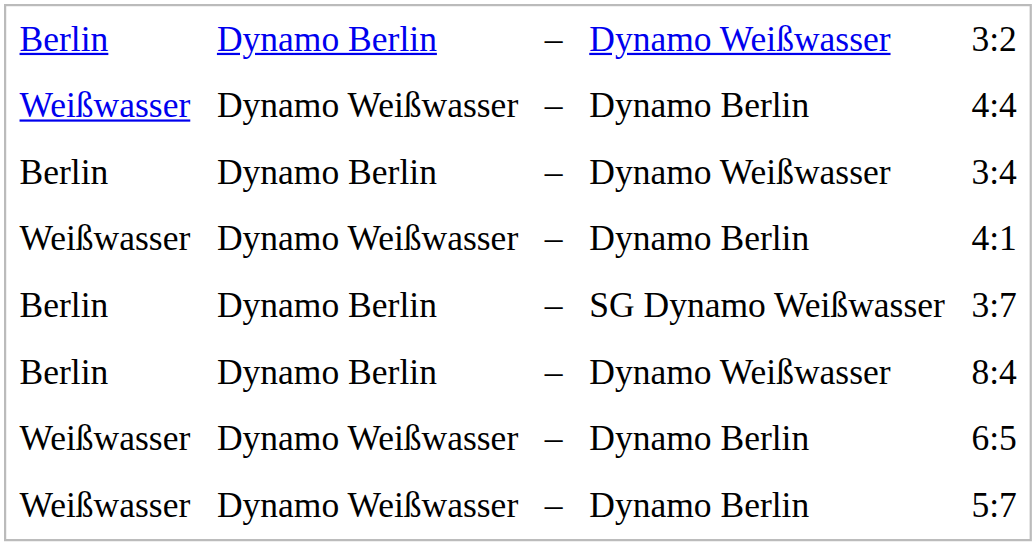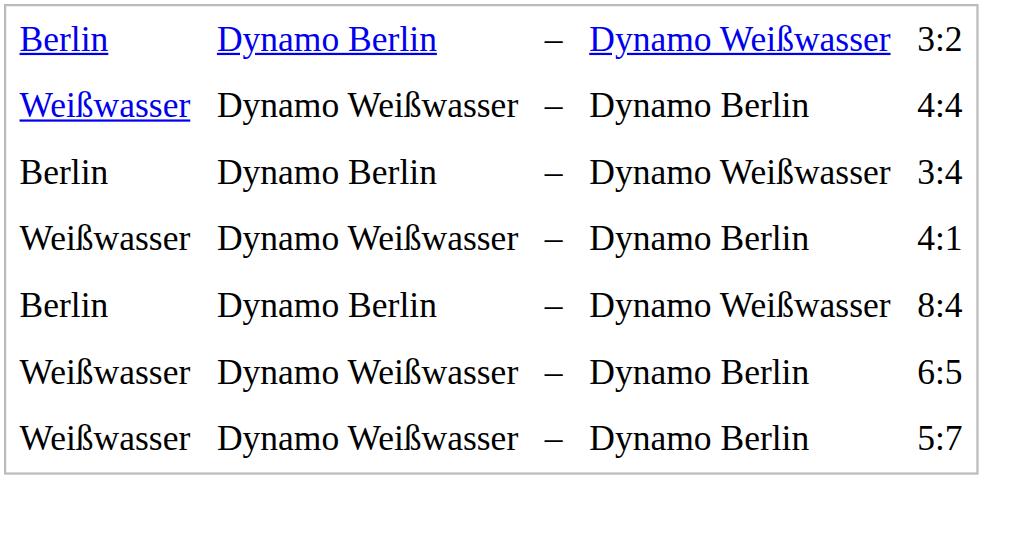- row: (64, 305)
